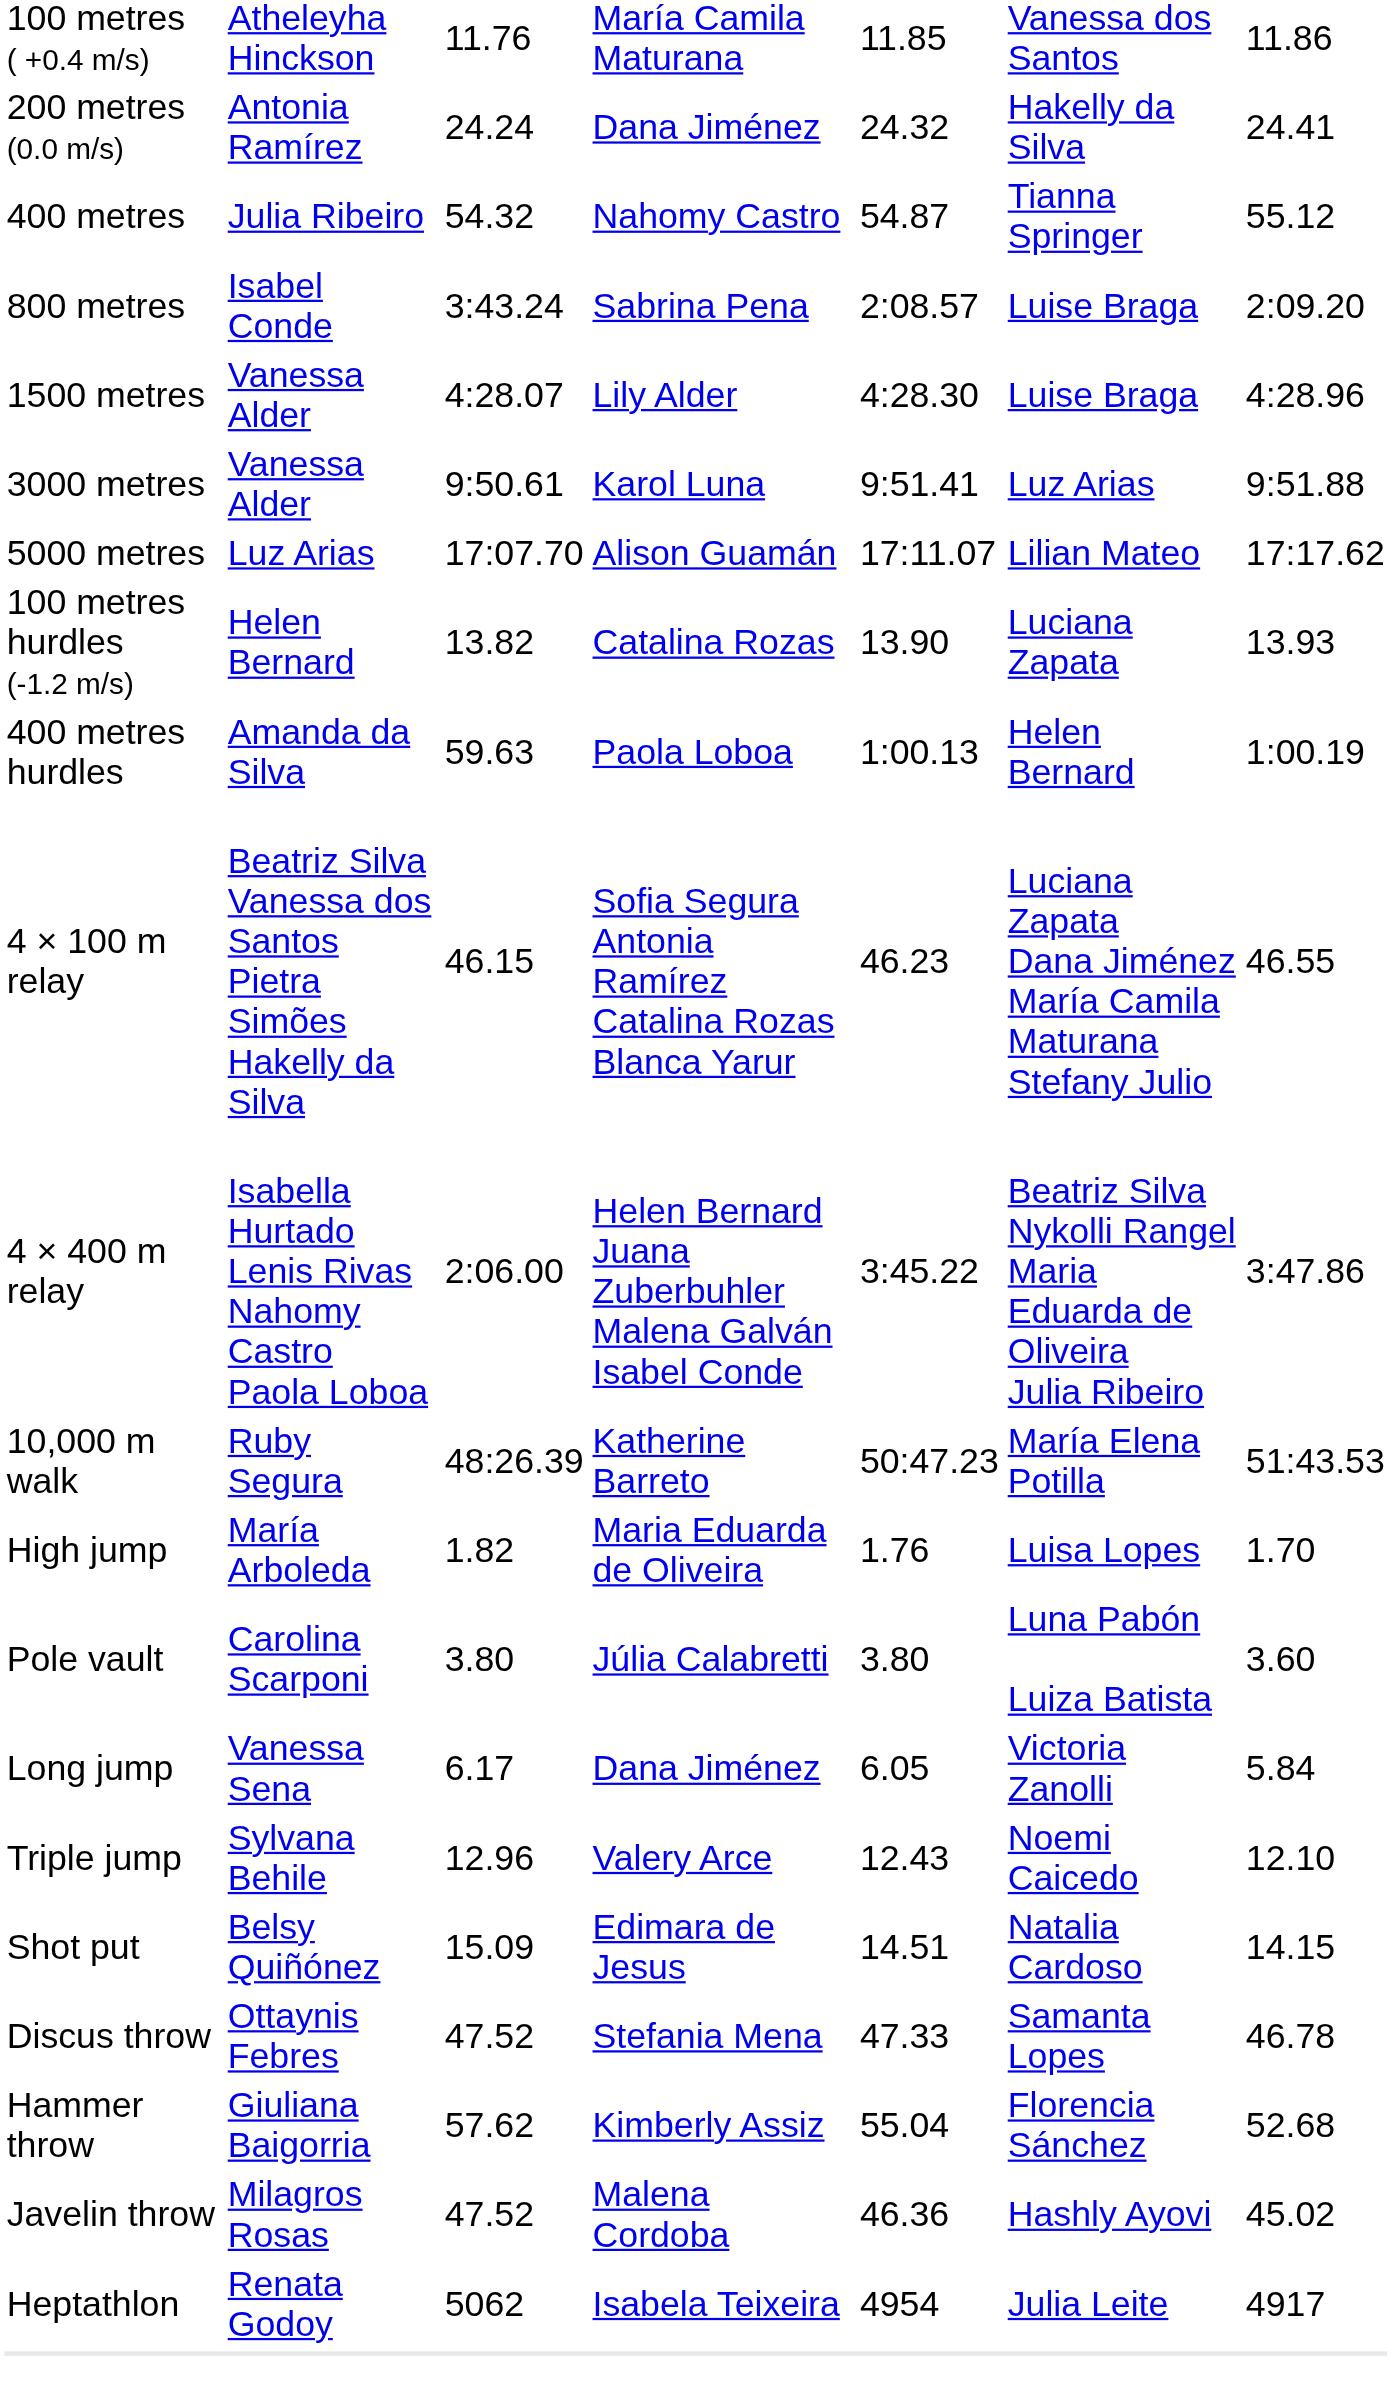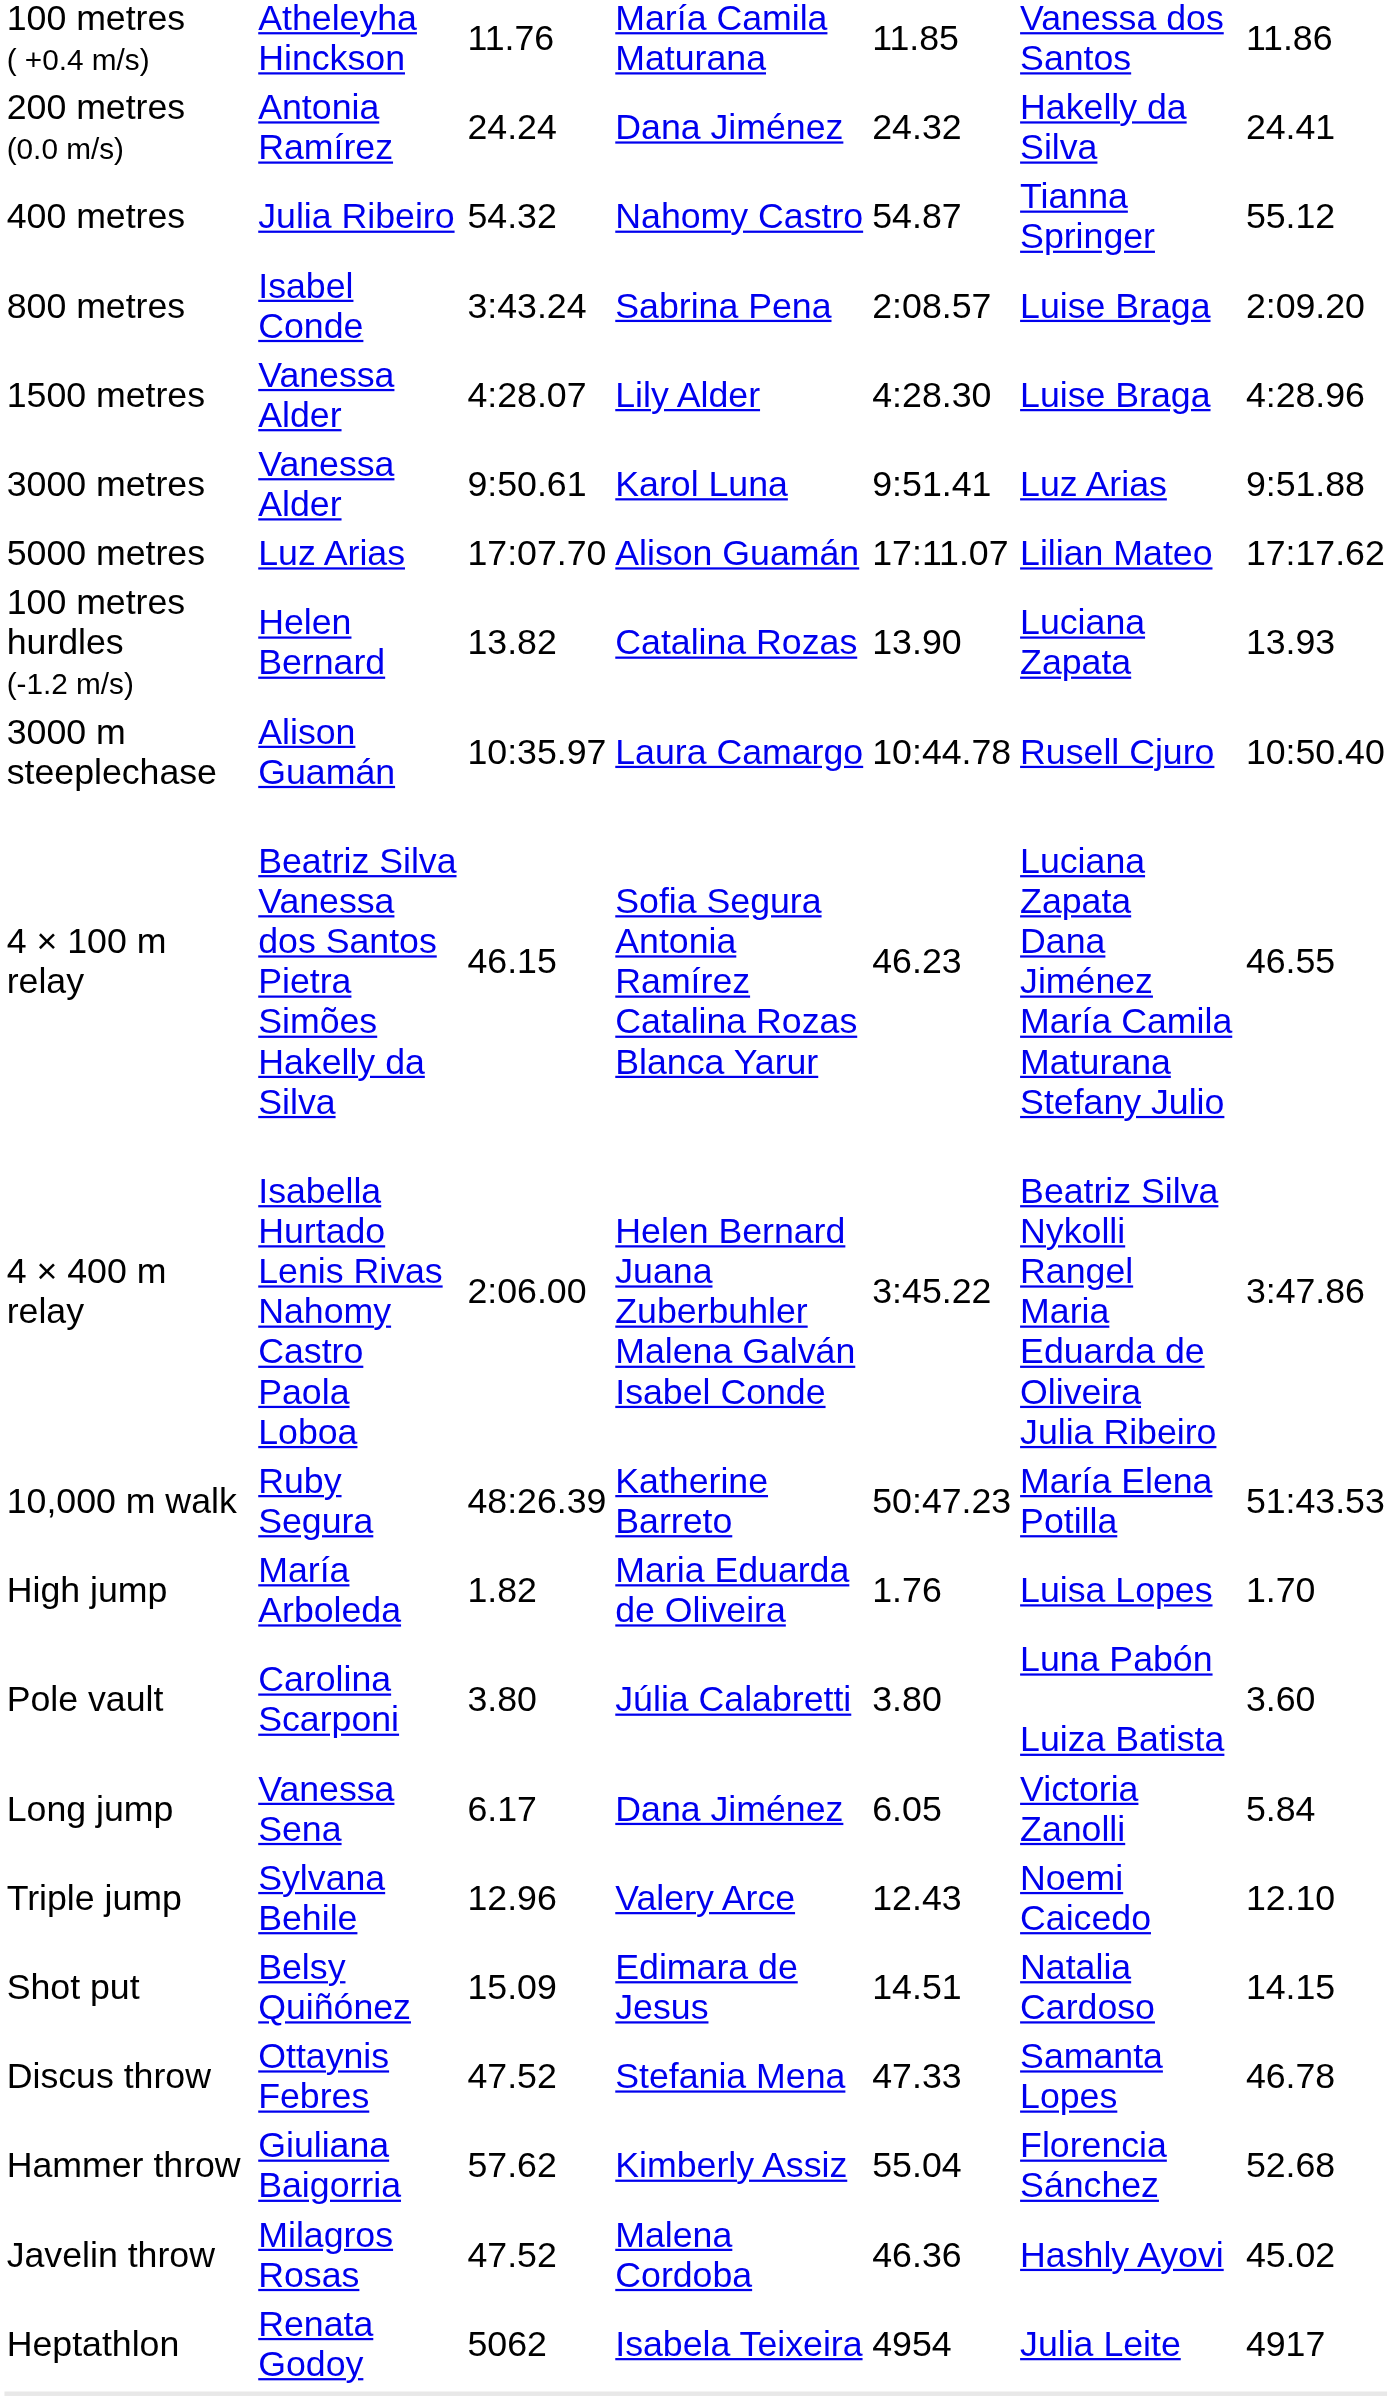- row: (96, 751)
+ row: (112, 751)
